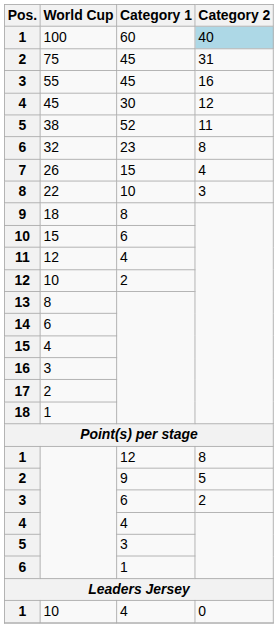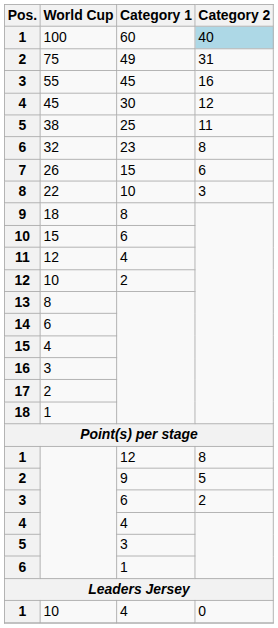(128, 59) 45 -> (128, 59) 49
(128, 125) 52 -> (128, 125) 25
(202, 170) 4 -> (202, 170) 6
